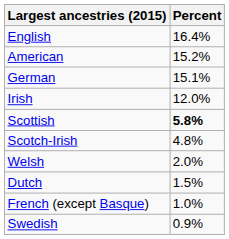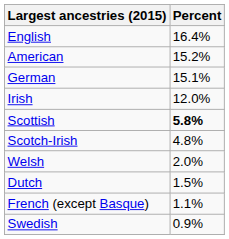(188, 204) 1.0% -> (188, 204) 1.1%
